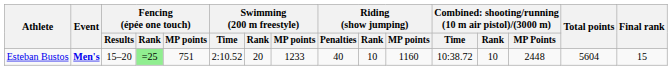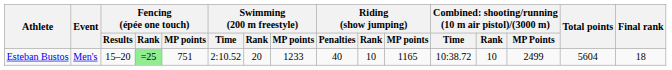(86, 57) bold -> (85, 57) normal
(409, 57) 1160 -> (408, 57) 1165
(535, 57) 2448 -> (533, 57) 2499
(642, 57) 15 -> (641, 57) 18
